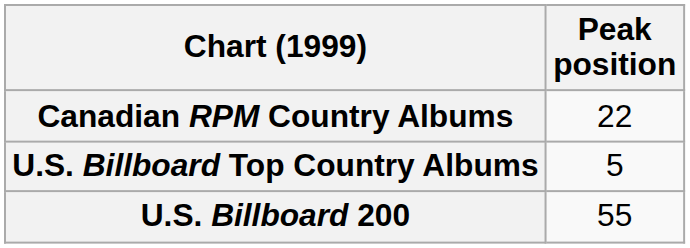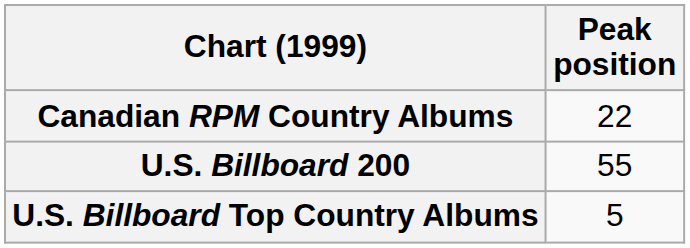rows swapped: (275, 215) <-> (275, 165)
